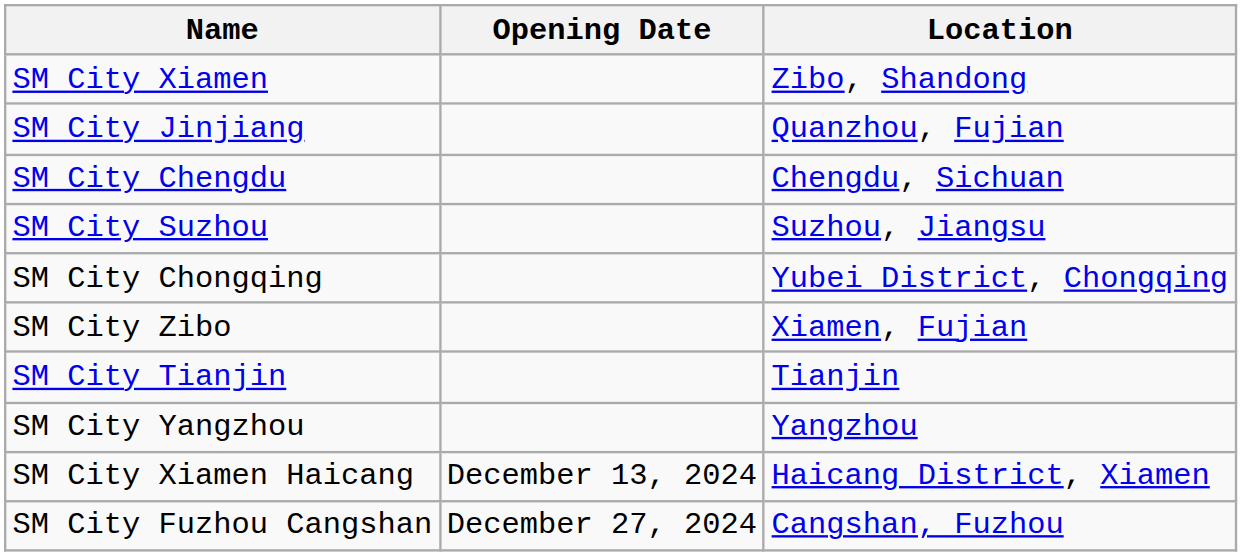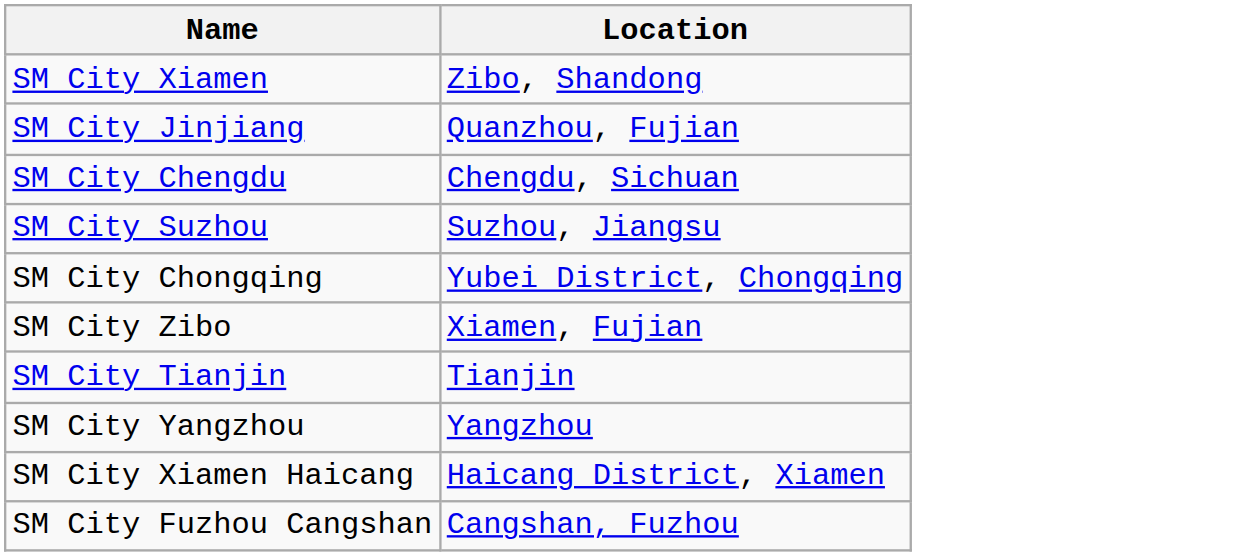- column: (602, 30)
